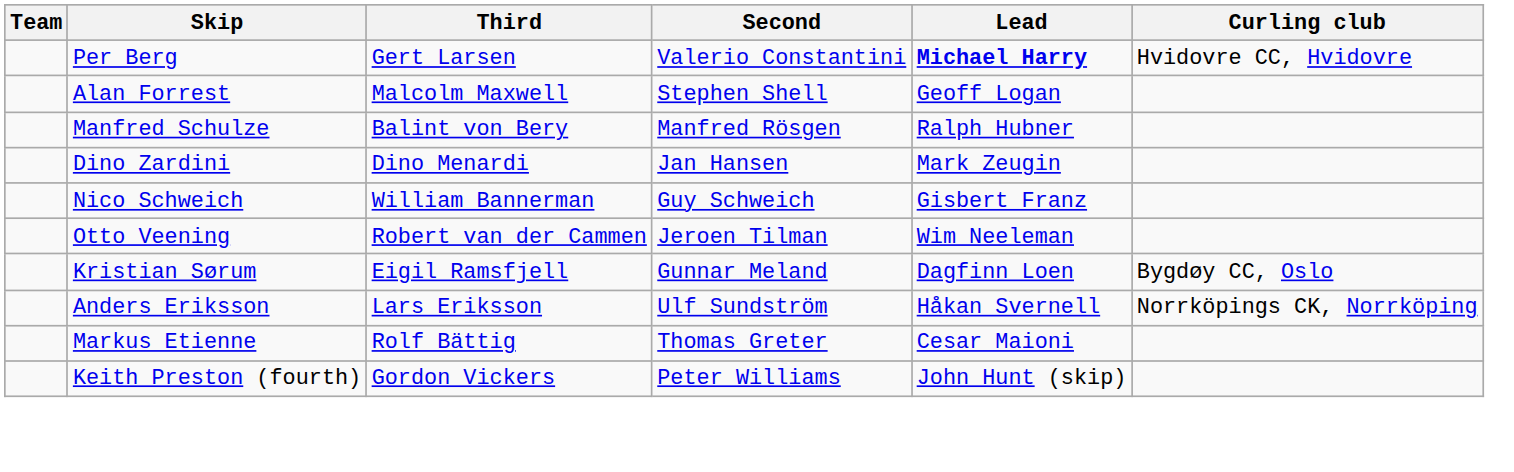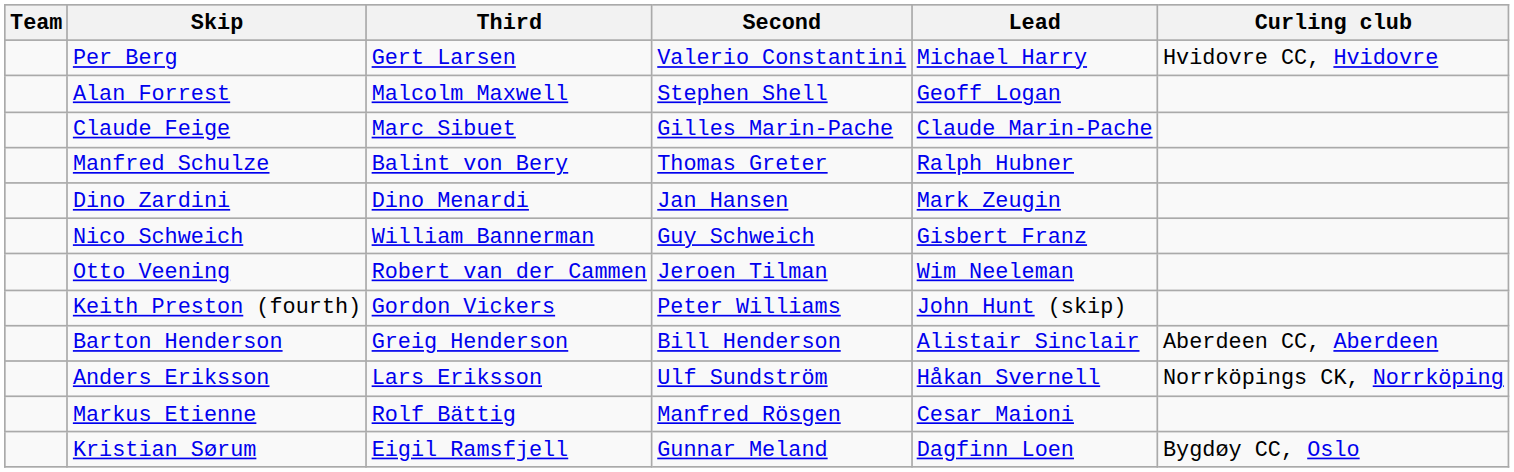(1002, 58) bold -> (1002, 58) normal
+ row: (152, 129)
(749, 129) Manfred Rösgen -> (742, 165) Thomas Greter
rows swapped: (165, 272) <-> (217, 379)
+ row: (178, 343)
(742, 343) Thomas Greter -> (749, 414) Manfred Rösgen
